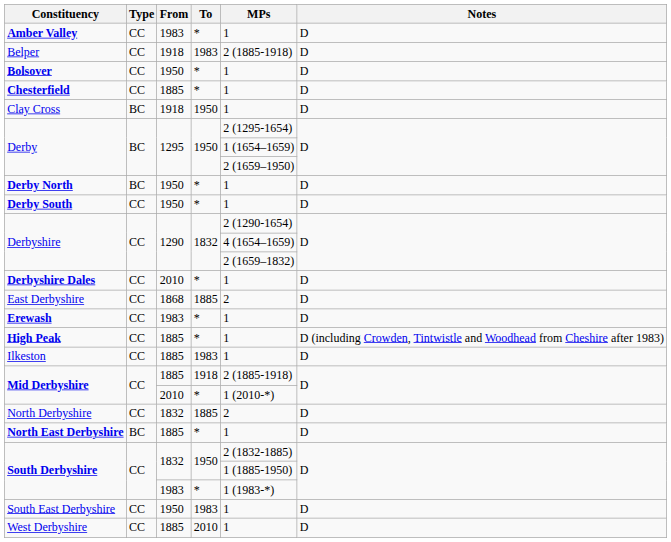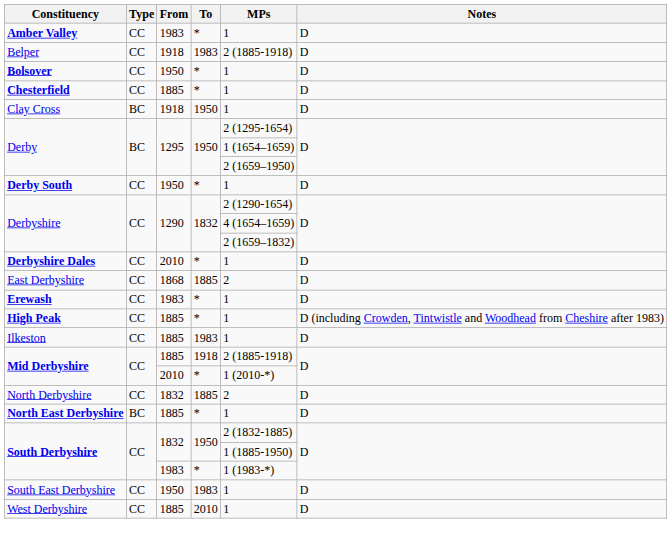- row: (40, 185)
